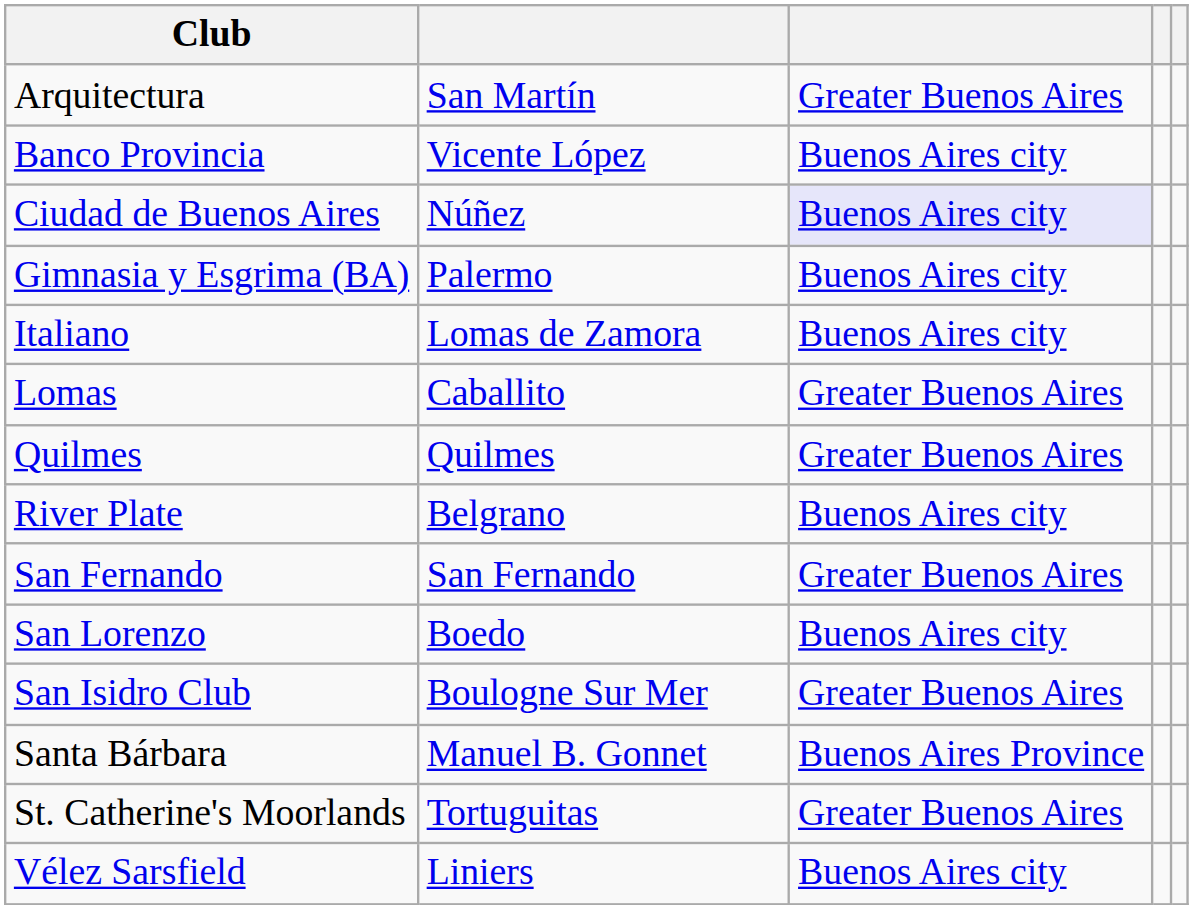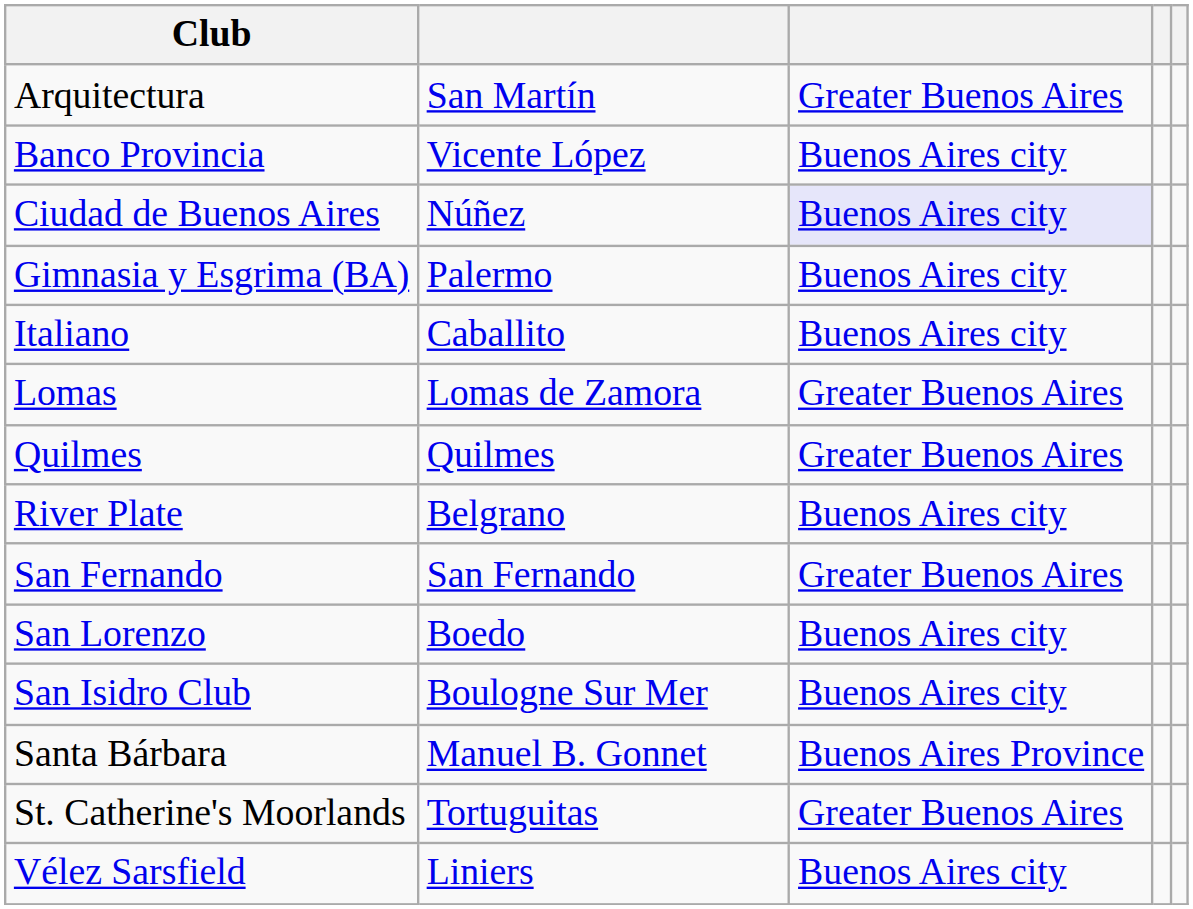(564, 333) Lomas de Zamora -> (496, 333) Caballito
(496, 393) Caballito -> (564, 393) Lomas de Zamora
(961, 693) Greater Buenos Aires -> (932, 693) Buenos Aires city
